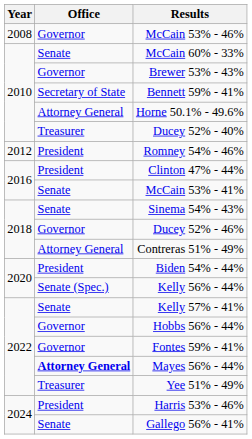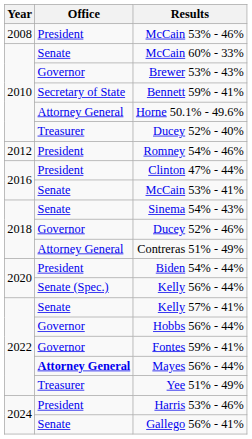(61, 33) Governor -> (60, 33) President
